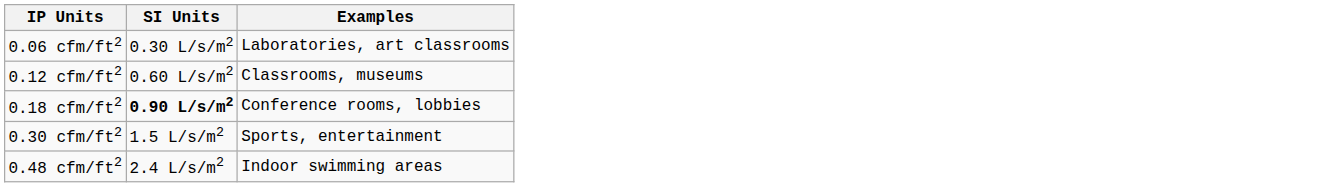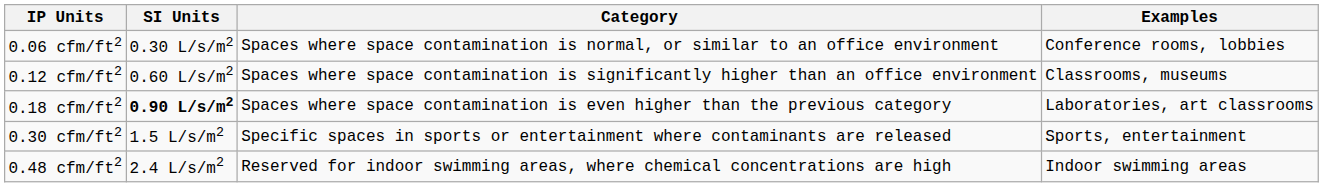+ column: (639, 18)
(375, 46) Laboratories, art classrooms -> (1165, 46) Conference rooms, lobbies
(361, 106) Conference rooms, lobbies -> (1180, 106) Laboratories, art classrooms
